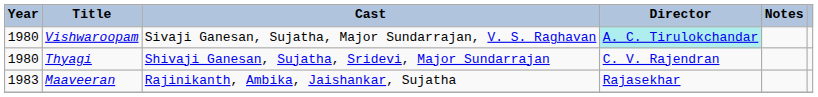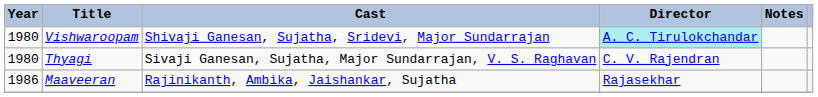(371, 37) Sivaji Ganesan, Sujatha, Major Sundarrajan, V. S. Raghavan -> (347, 37) Shivaji Ganesan, Sujatha, Sridevi, Major Sundarrajan
(347, 59) Shivaji Ganesan, Sujatha, Sridevi, Major Sundarrajan -> (371, 59) Sivaji Ganesan, Sujatha, Major Sundarrajan, V. S. Raghavan
(23, 81) 1983 -> (23, 81) 1986
